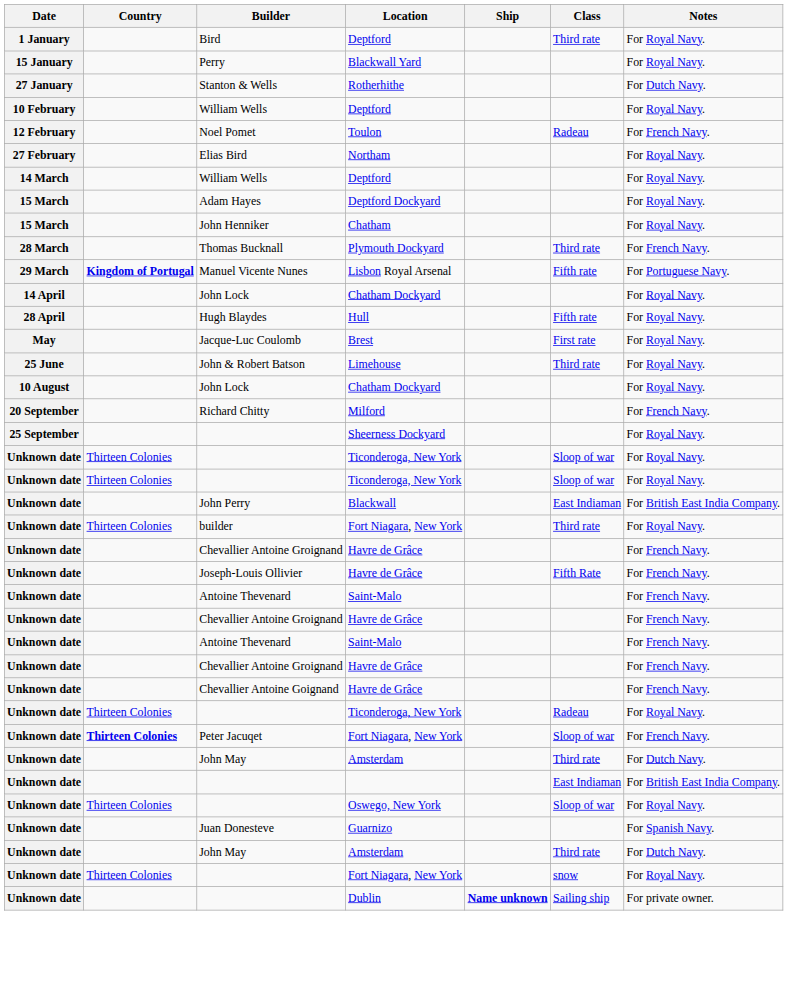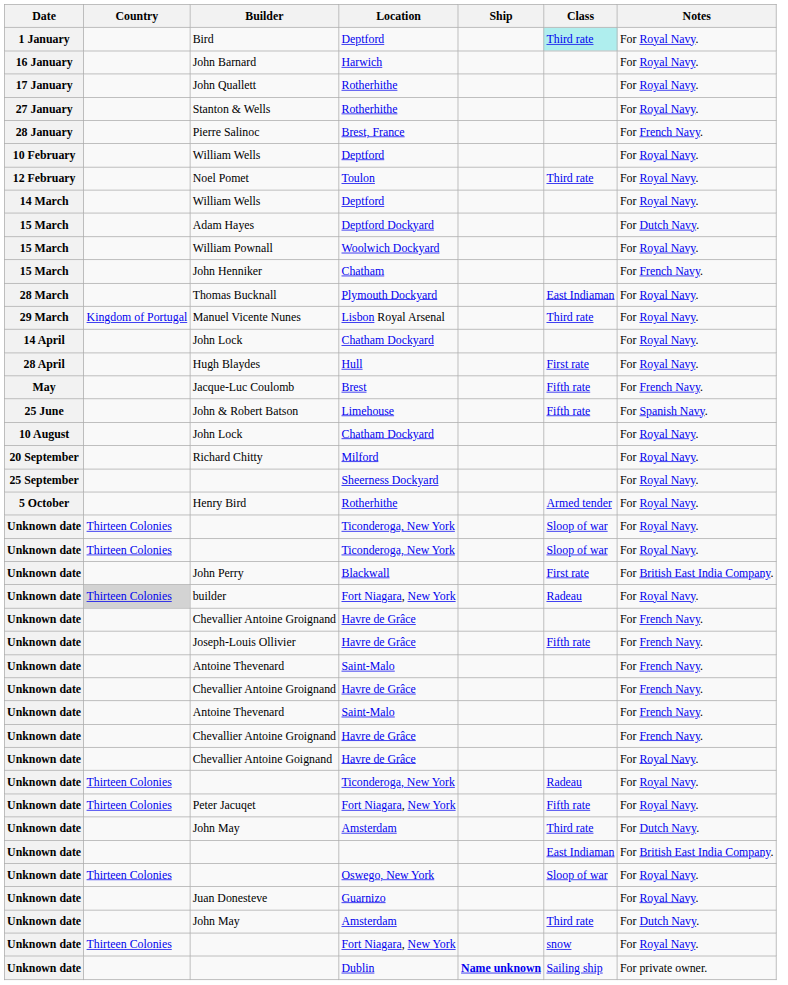(577, 39) no background -> (570, 39) paleturquoise background
- row: (212, 62)
+ row: (224, 62)
+ row: (224, 85)
(666, 85) For Dutch Navy. -> (659, 108) For Royal Navy.
+ row: (226, 132)
(571, 132) Radeau -> (570, 178) Third rate
(668, 132) For French Navy. -> (659, 178) For Royal Navy.
- row: (223, 155)
(666, 201) For Royal Navy. -> (660, 225) For Dutch Navy.
+ row: (233, 248)
(666, 225) For Royal Navy. -> (662, 271) For French Navy.
(577, 248) Third rate -> (581, 294) East Indiaman
(668, 248) For French Navy. -> (659, 294) For Royal Navy.
(140, 271) bold -> (137, 317) normal
(575, 271) Fifth rate -> (570, 317) Third rate
(678, 271) For Portuguese Navy. -> (659, 317) For Royal Navy.
(575, 317) Fifth rate -> (568, 364) First rate
(574, 341) First rate -> (568, 387) Fifth rate
(666, 341) For Royal Navy. -> (662, 387) For French Navy.
(577, 364) Third rate -> (568, 410) Fifth rate
(666, 364) For Royal Navy. -> (664, 410) For Spanish Navy.
(668, 410) For French Navy. -> (659, 457) For Royal Navy.
+ row: (219, 503)
(587, 503) East Indiaman -> (568, 573) First rate
(129, 526) no background -> (129, 596) lightgrey background
(577, 526) Third rate -> (564, 596) Radeau
(577, 573) Fifth Rate -> (568, 642) Fifth rate
(668, 689) For French Navy. -> (659, 759) For Royal Navy.
(132, 735) bold -> (129, 805) normal
(584, 735) Sloop of war -> (568, 805) Fifth rate
(668, 735) For French Navy. -> (659, 805) For Royal Navy.
(670, 828) For Spanish Navy. -> (659, 898) For Royal Navy.
